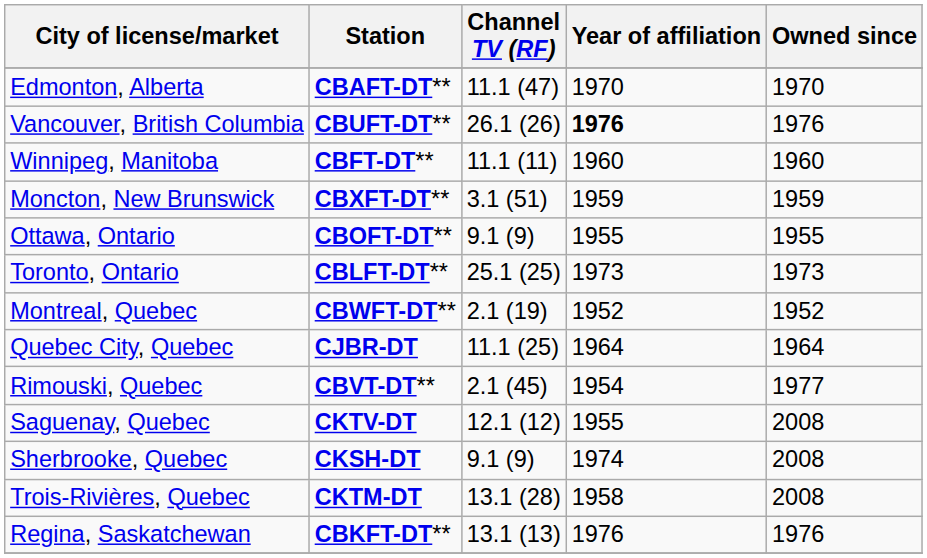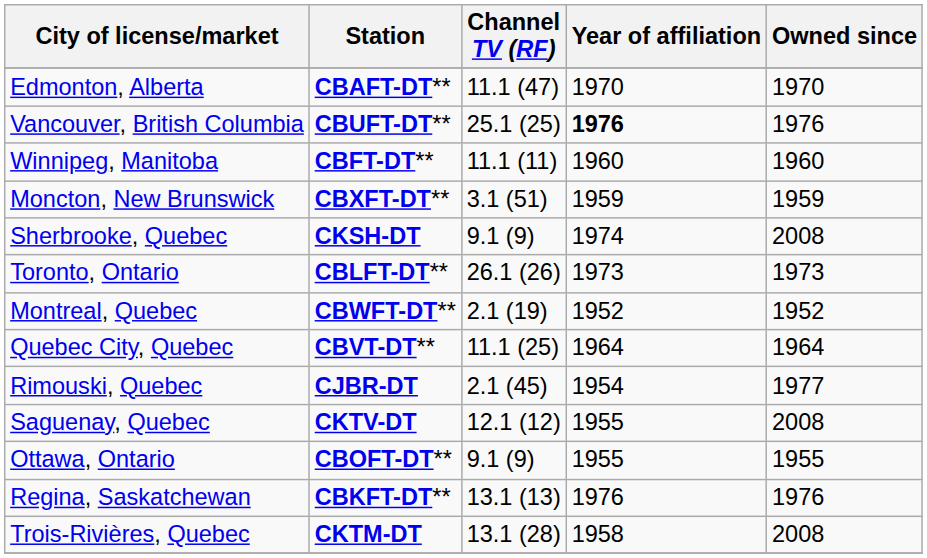(514, 124) 26.1 (26) -> (514, 124) 25.1 (25)
rows swapped: (93, 236) <-> (119, 459)
(514, 273) 25.1 (25) -> (514, 273) 26.1 (26)
(366, 348) CJBR-DT -> (375, 348) CBVT-DT**
(375, 385) CBVT-DT** -> (366, 385) CJBR-DT
rows swapped: (130, 497) <-> (130, 534)
